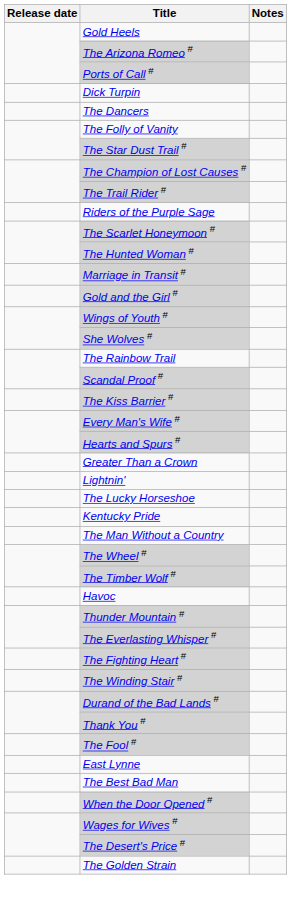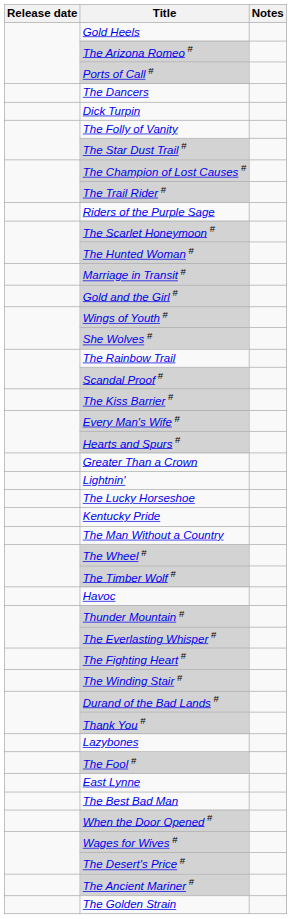rows swapped: (116, 111) <-> (111, 92)
+ row: (111, 743)
+ row: (138, 884)
